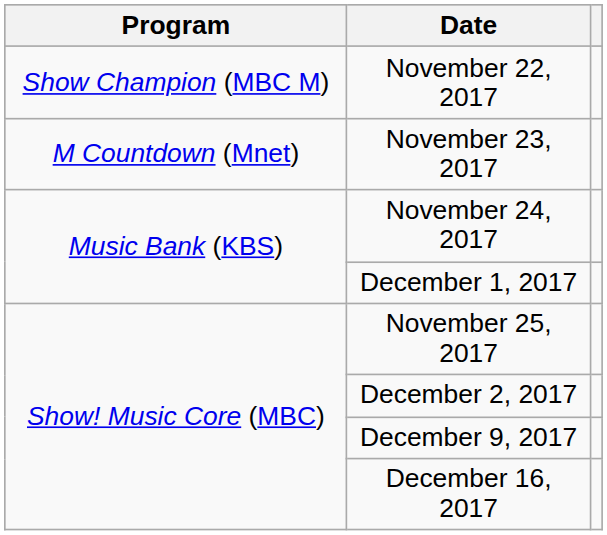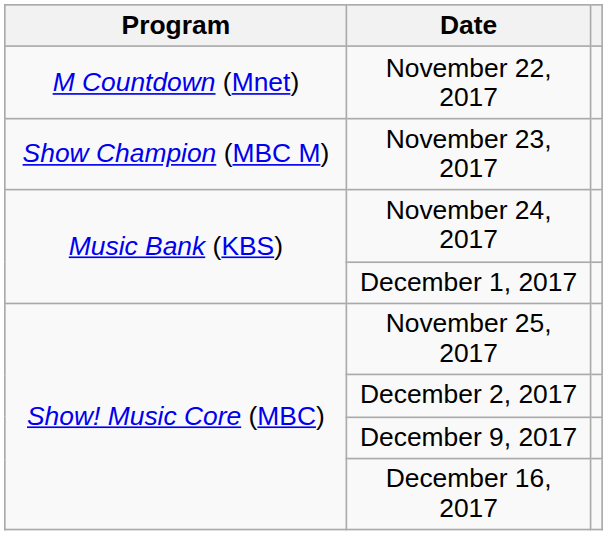(176, 82) Show Champion (MBC M) -> (176, 82) M Countdown (Mnet)
(176, 153) M Countdown (Mnet) -> (176, 153) Show Champion (MBC M)
